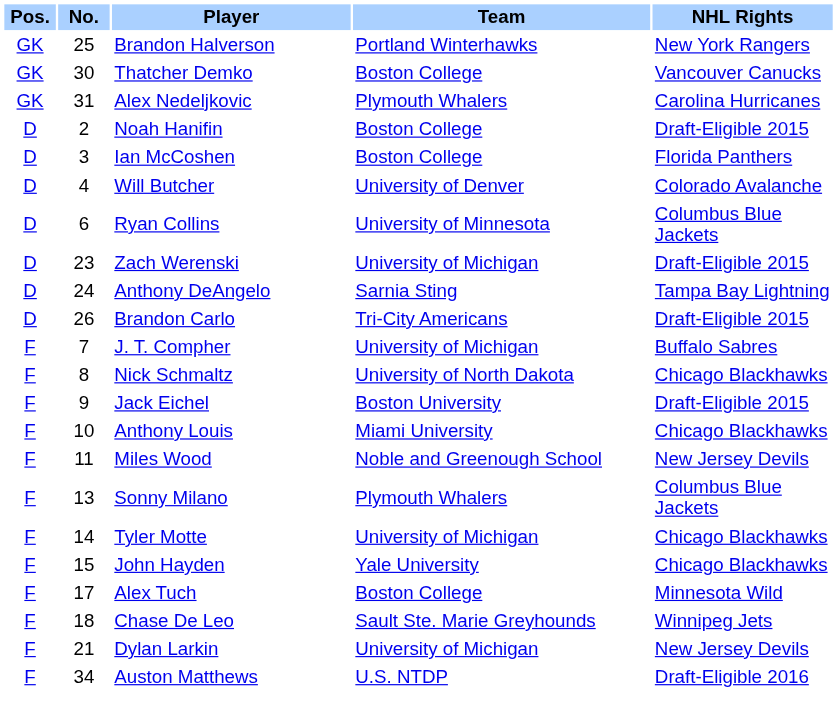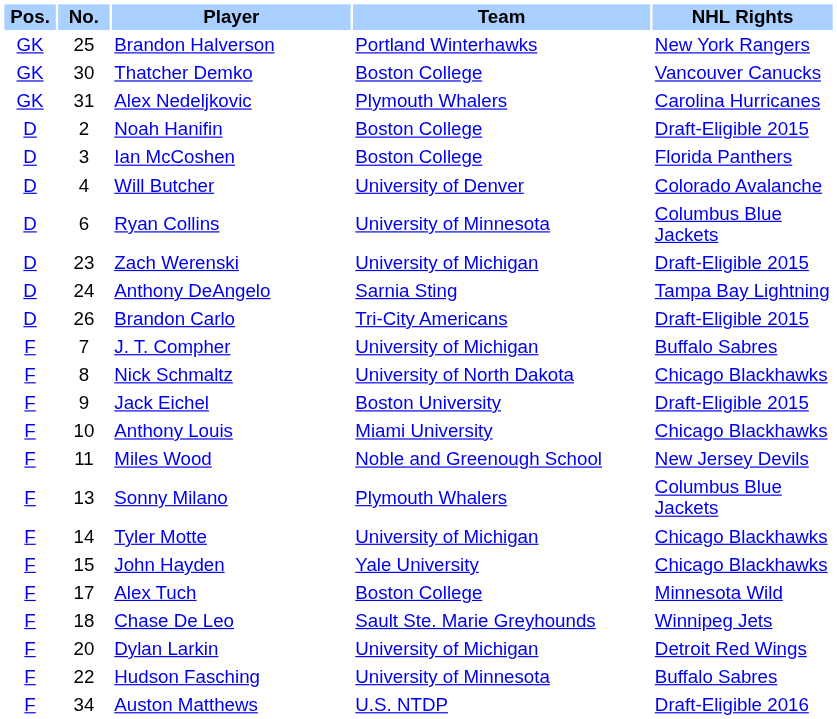(84, 648) 21 -> (84, 648) 20
(732, 648) New Jersey Devils -> (731, 648) Detroit Red Wings
+ row: (187, 677)
